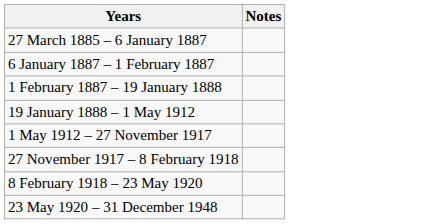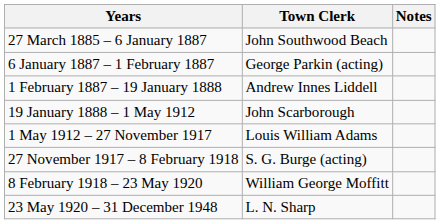+ column: (317, 16)
